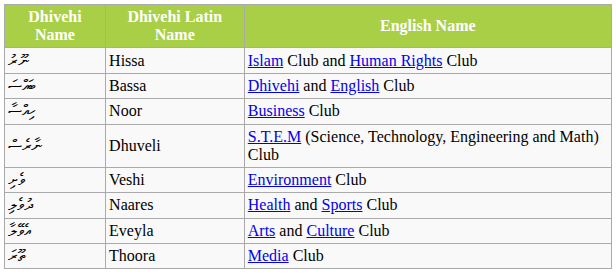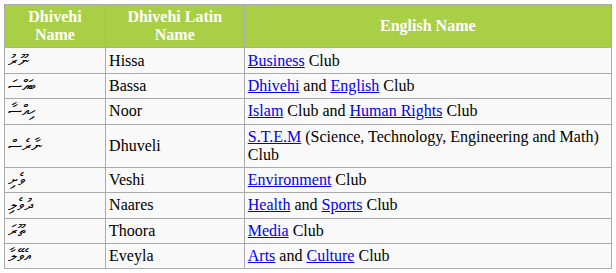(363, 60) Islam Club and Human Rights Club -> (294, 60) Business Club
(294, 111) Business Club -> (363, 111) Islam Club and Human Rights Club
rows swapped: (17, 256) <-> (19, 230)
